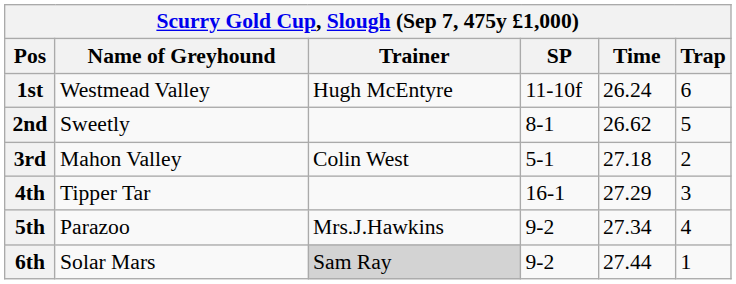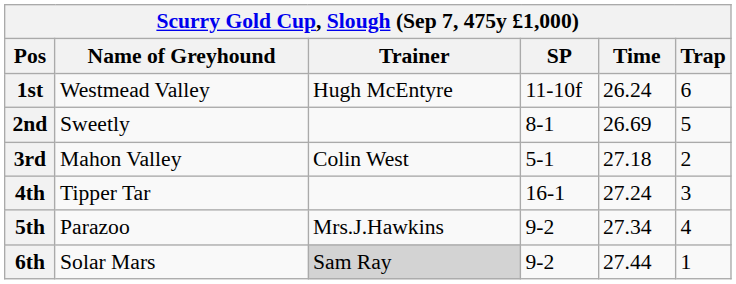(627, 124) 26.62 -> (627, 124) 26.69
(627, 192) 27.29 -> (627, 192) 27.24
